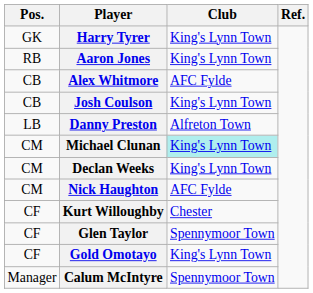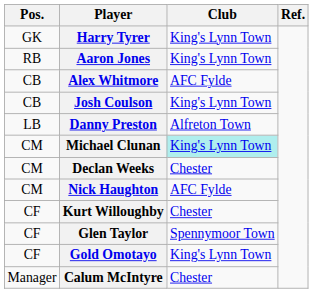(221, 168) King's Lynn Town -> (191, 168) Chester
(222, 277) Spennymoor Town -> (191, 277) Chester
